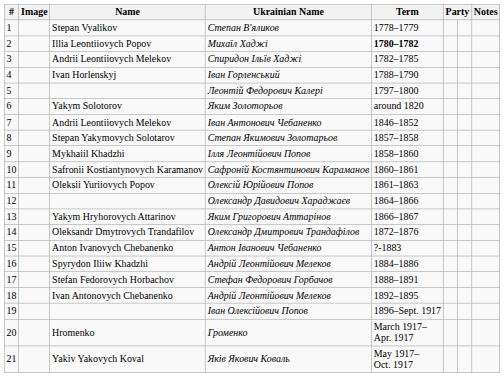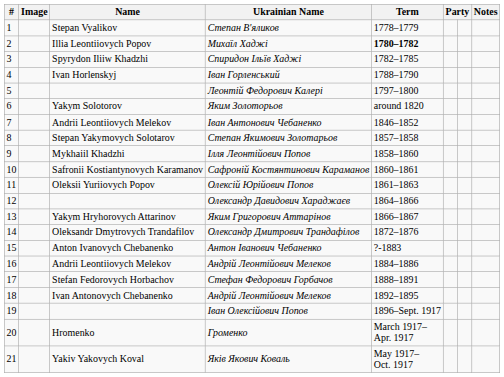(112, 59) Andrii Leontiiovych Melekov -> (100, 59) Spyrydon Iliiw Khadzhi
(100, 264) Spyrydon Iliiw Khadzhi -> (112, 264) Andrii Leontiiovych Melekov
